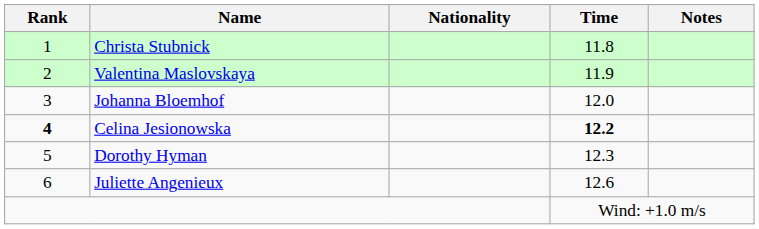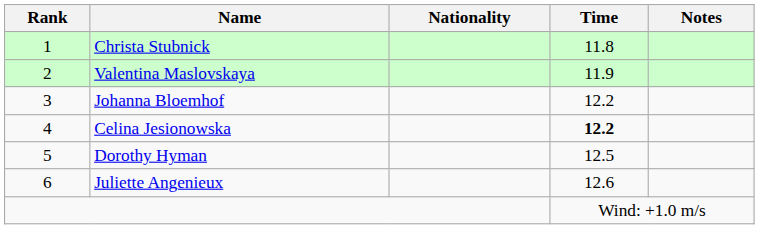(599, 100) 12.0 -> (599, 100) 12.2
(47, 127) bold -> (47, 127) normal
(599, 155) 12.3 -> (599, 155) 12.5
